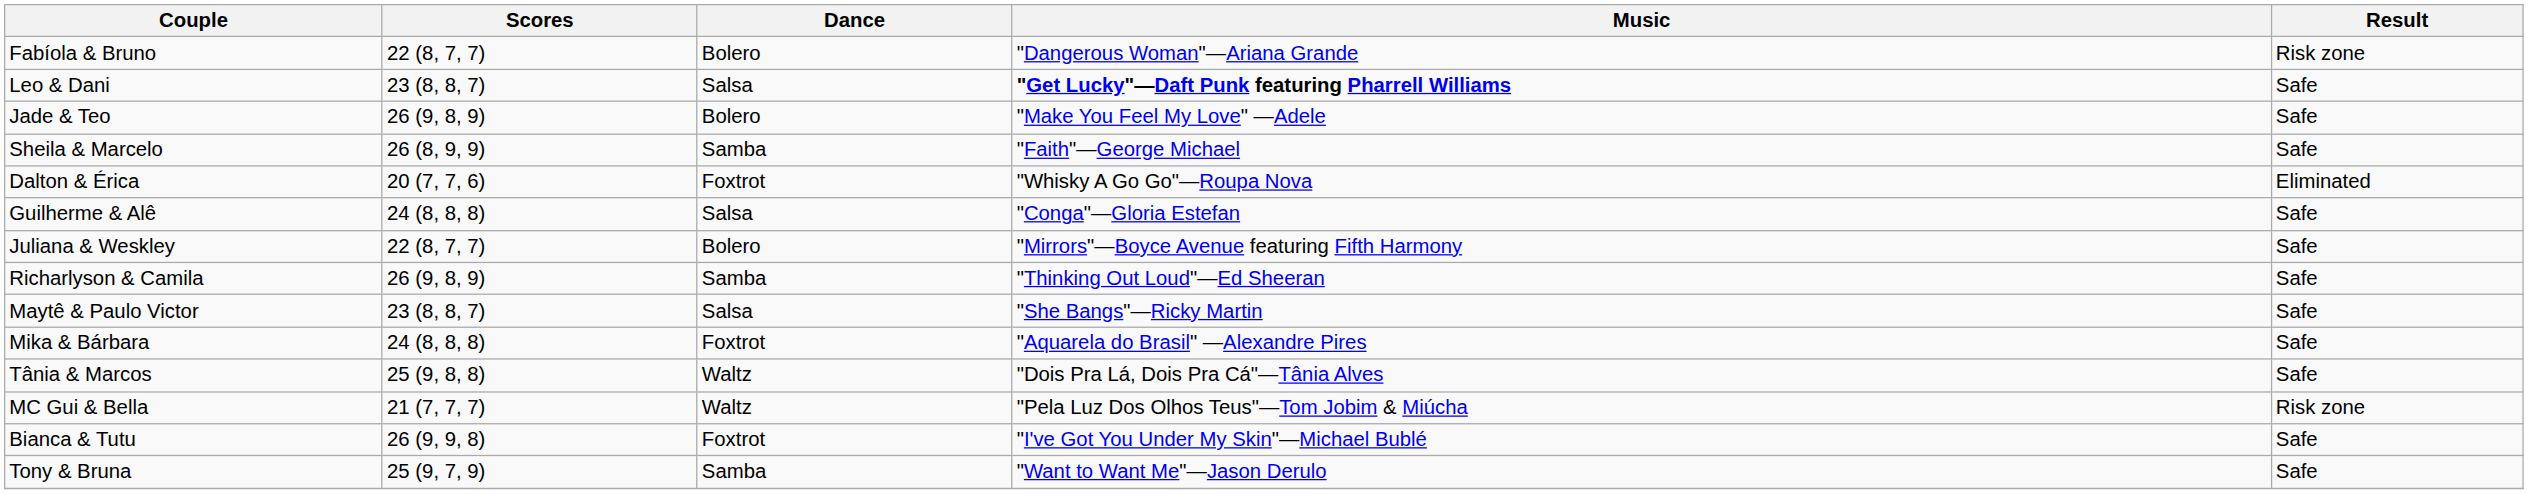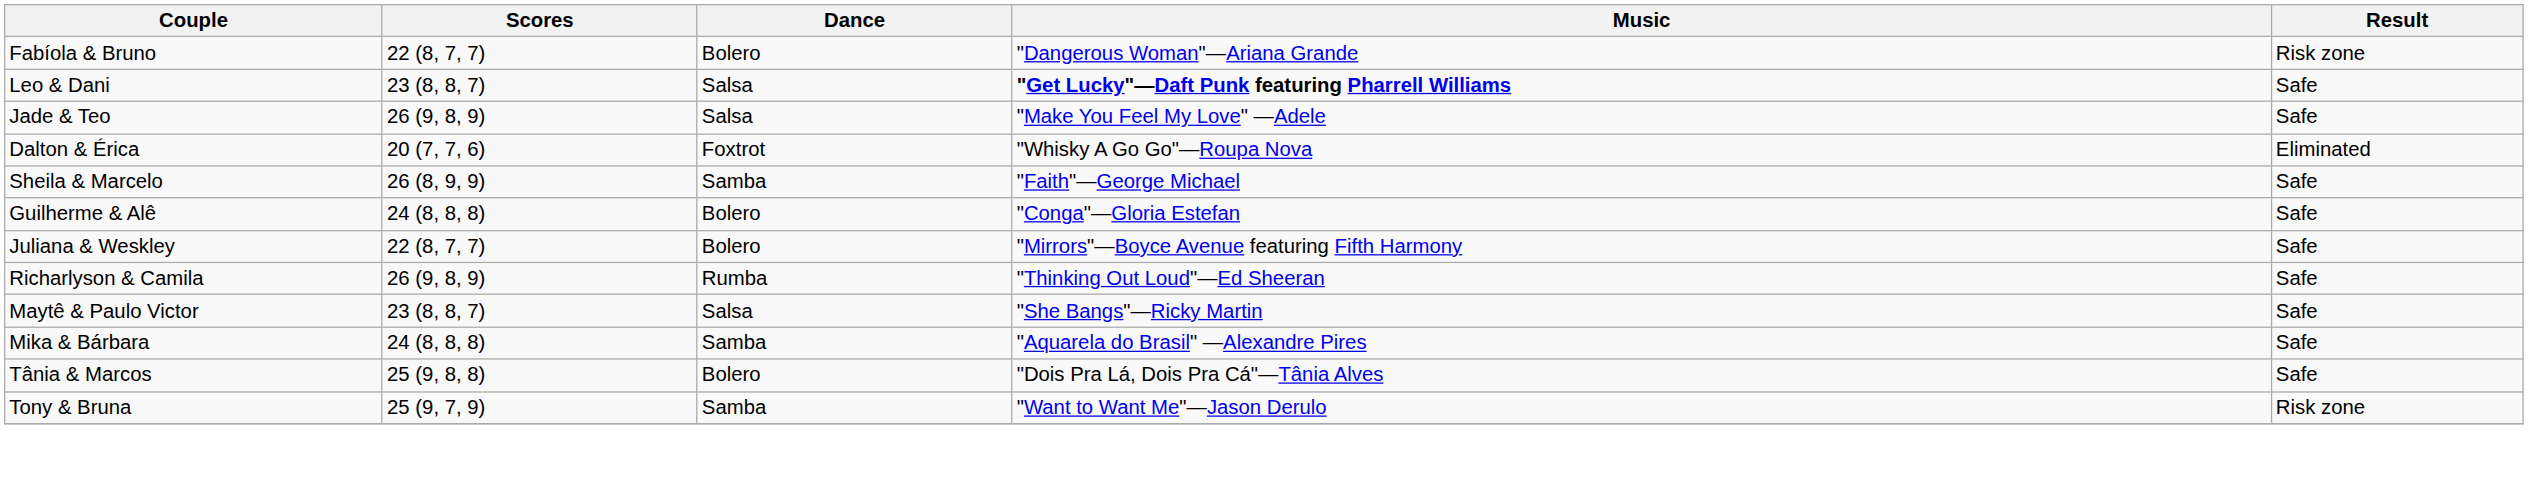(731, 117) Bolero -> (727, 117) Salsa
rows swapped: (74, 181) <-> (86, 149)
(727, 213) Salsa -> (731, 213) Bolero
(734, 278) Samba -> (735, 278) Rumba
(733, 342) Foxtrot -> (734, 342) Samba
(727, 375) Waltz -> (731, 375) Bolero
- row: (79, 407)
- row: (73, 439)
(2297, 471) Safe -> (2320, 407) Risk zone
